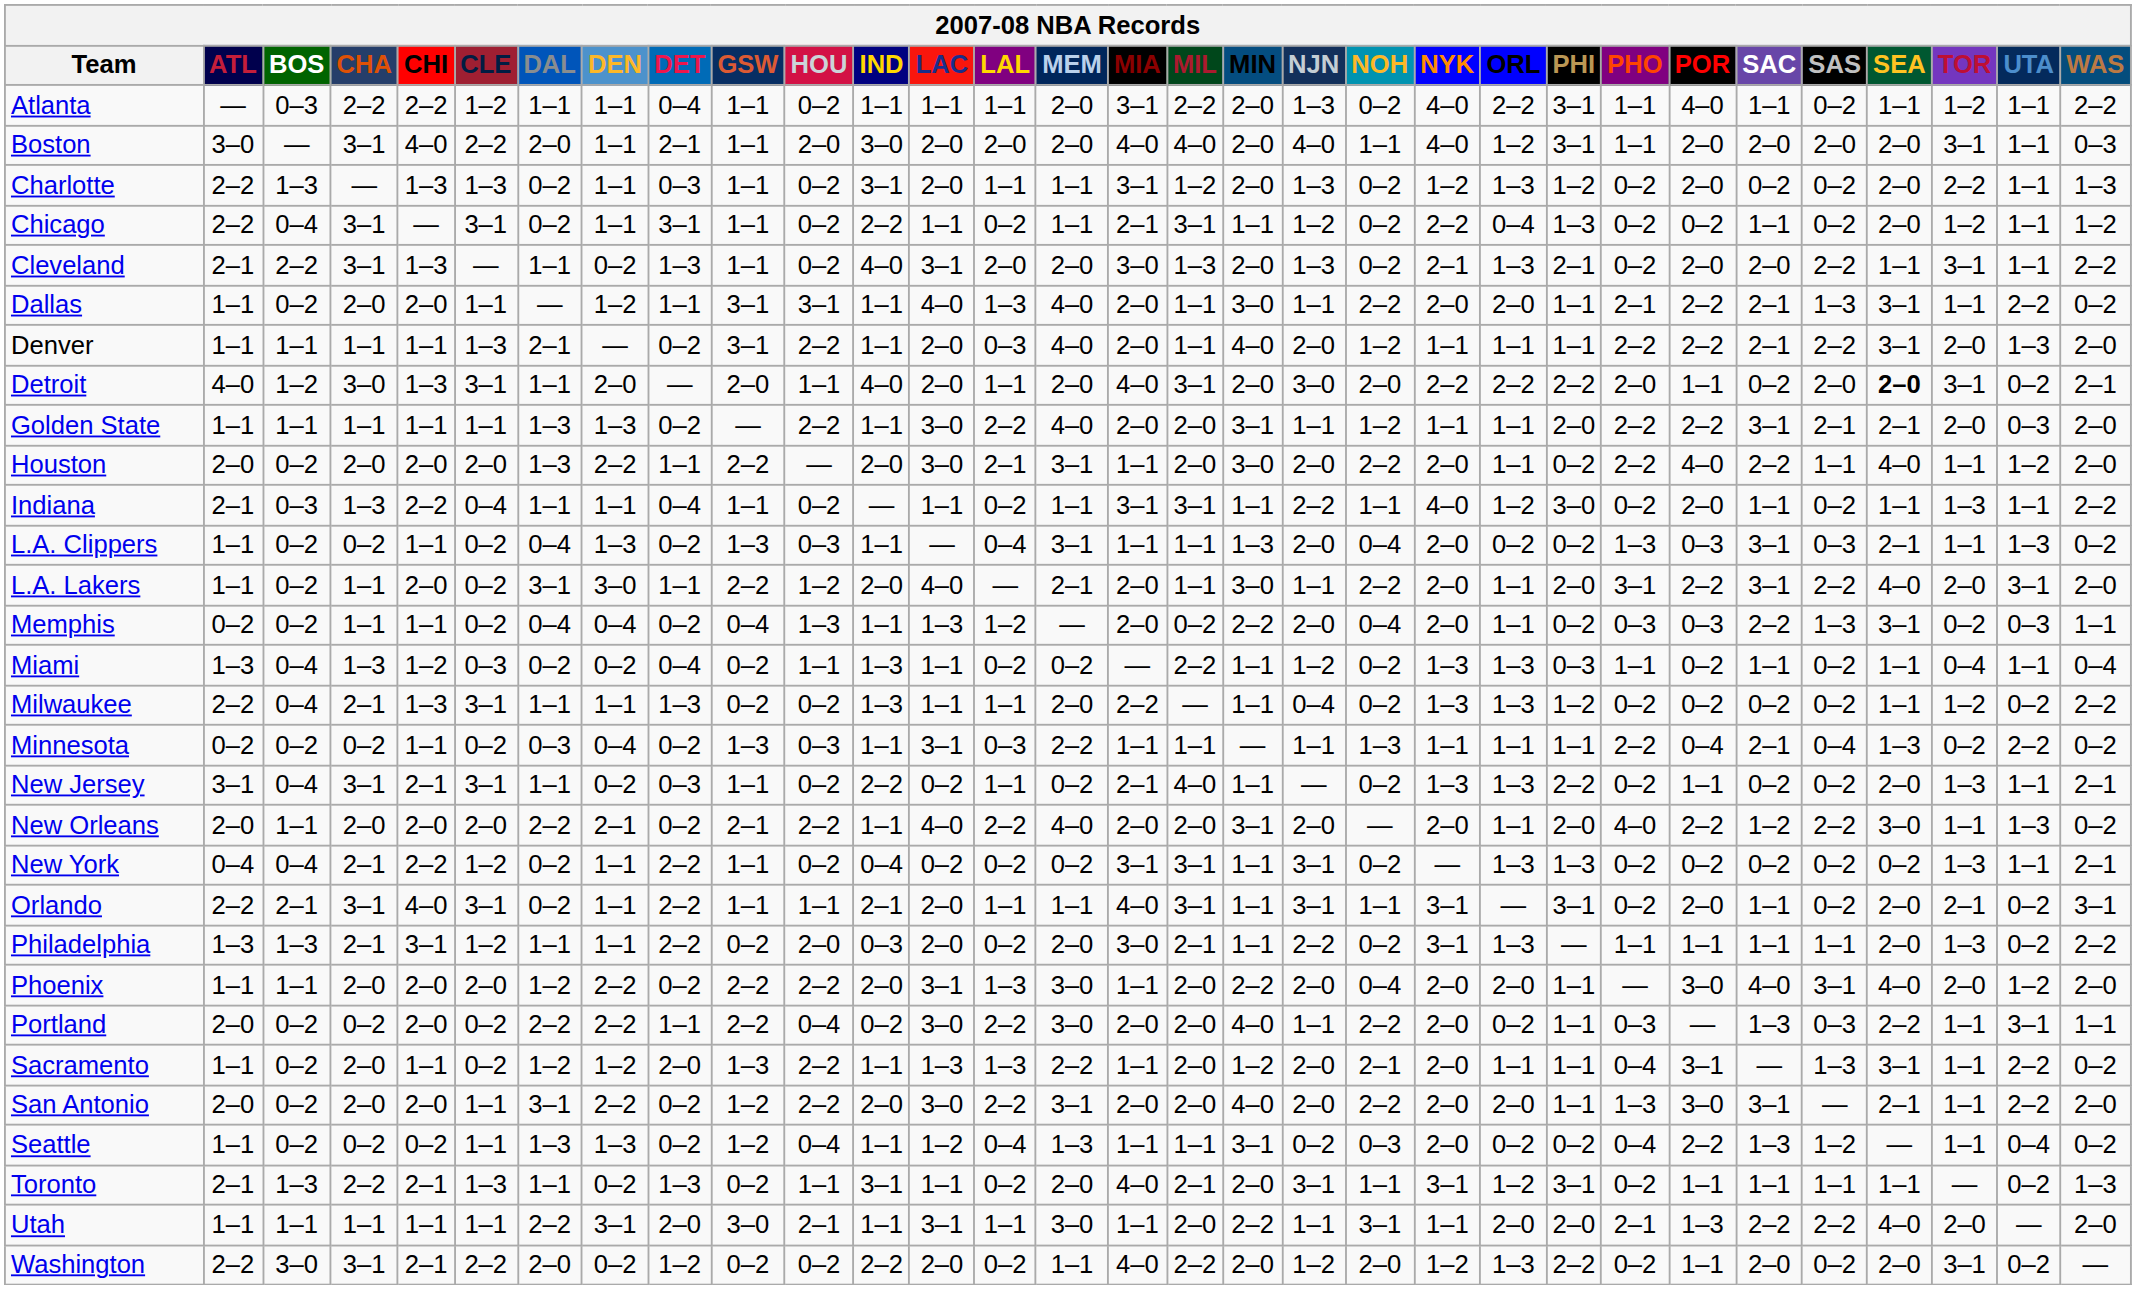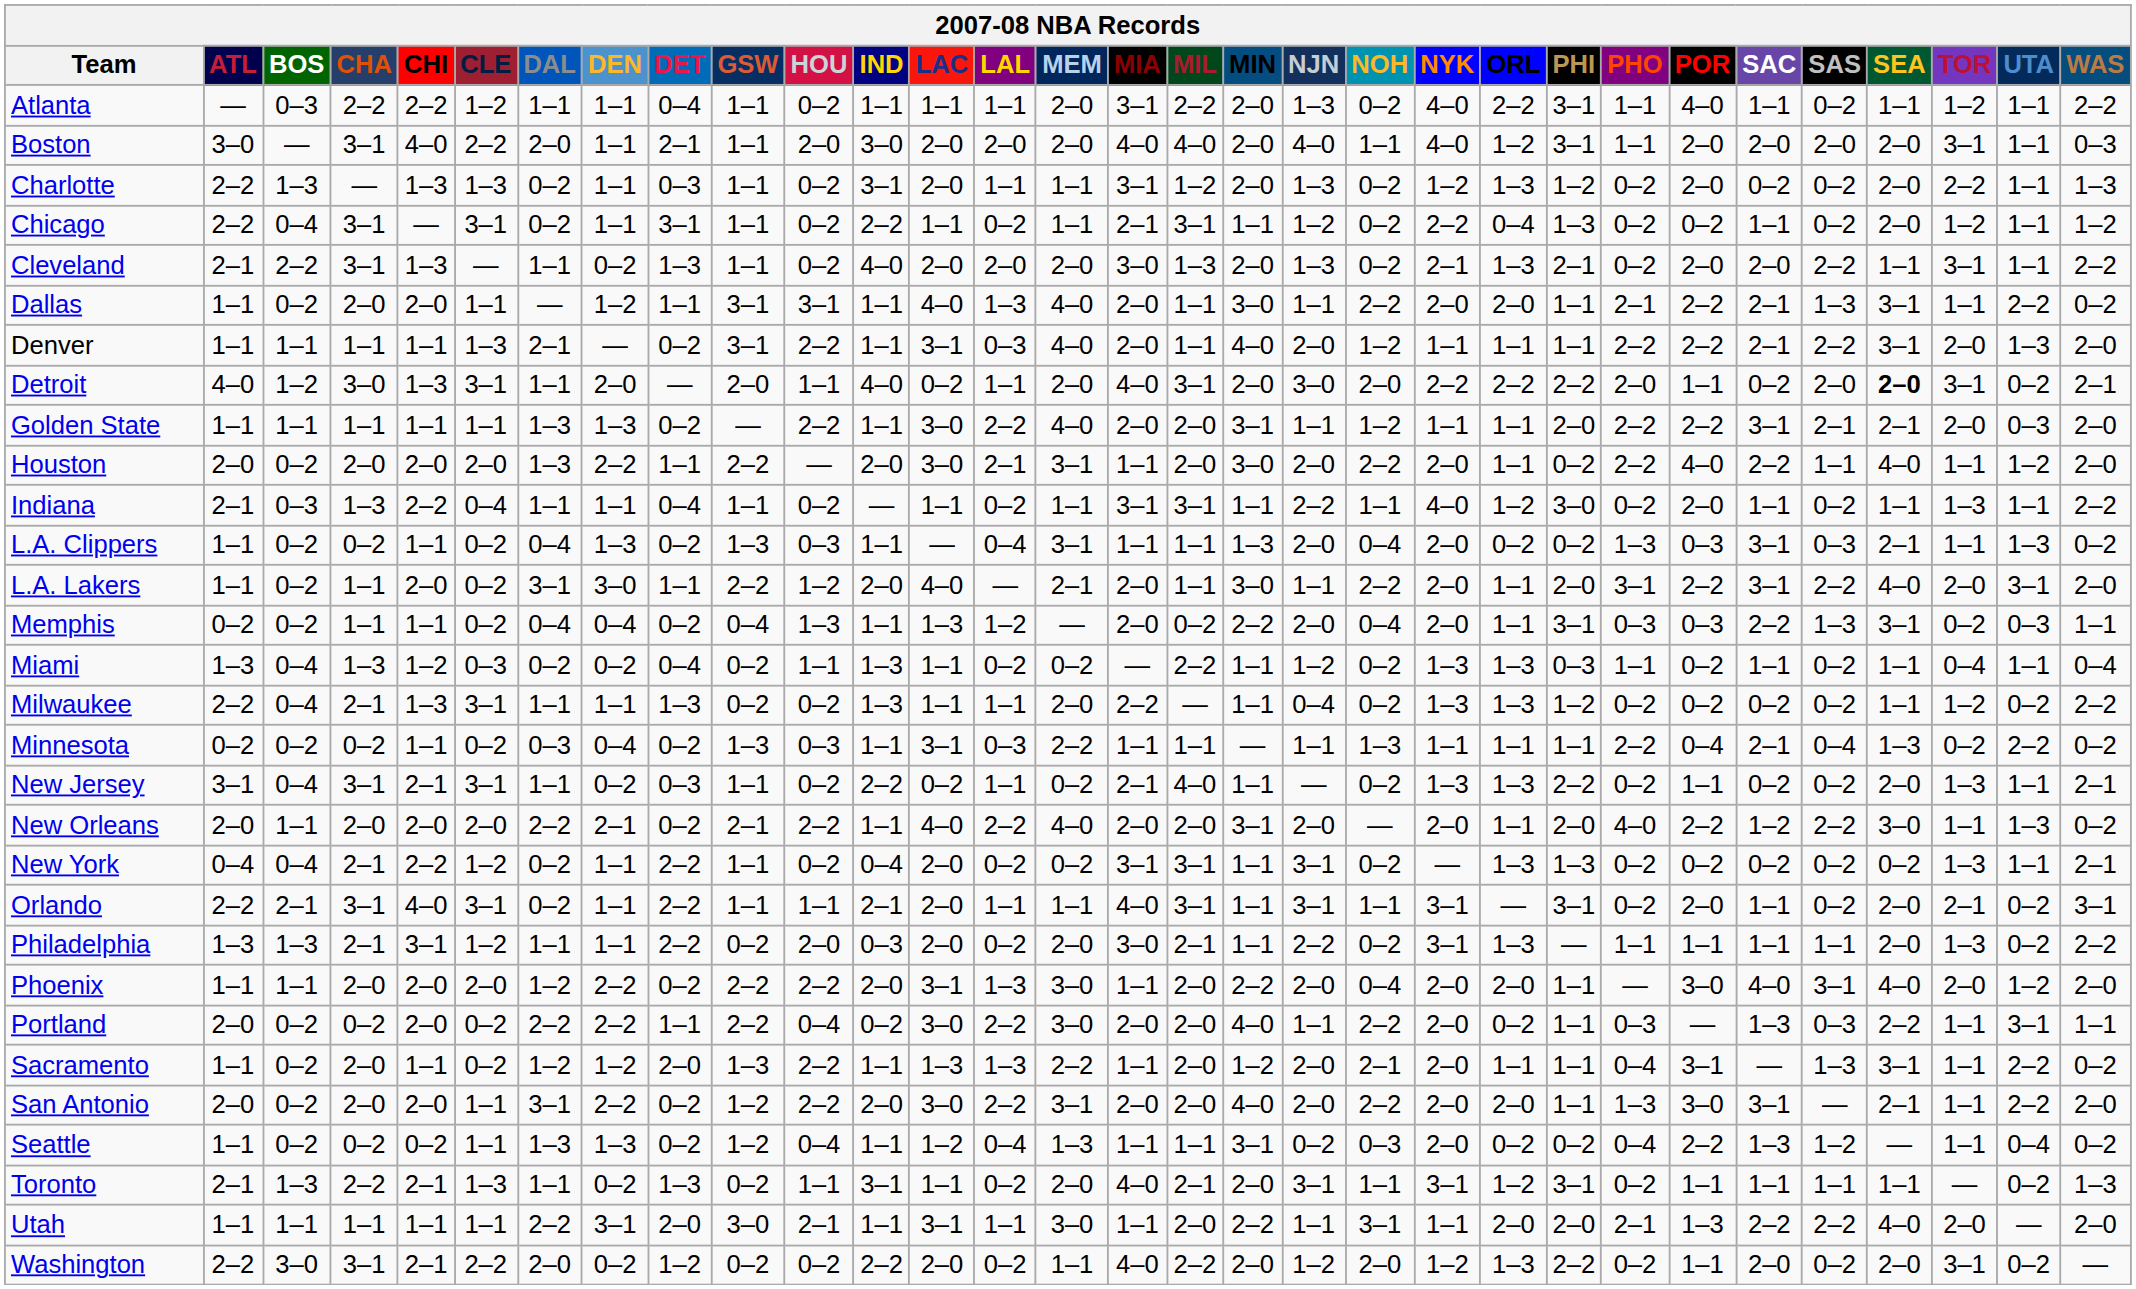(942, 265) 3–1 -> (942, 265) 2–0
(942, 345) 2–0 -> (942, 345) 3–1
(942, 385) 2–0 -> (942, 385) 0–2
(1574, 625) 0–2 -> (1574, 625) 3–1
(942, 864) 0–2 -> (942, 864) 2–0
